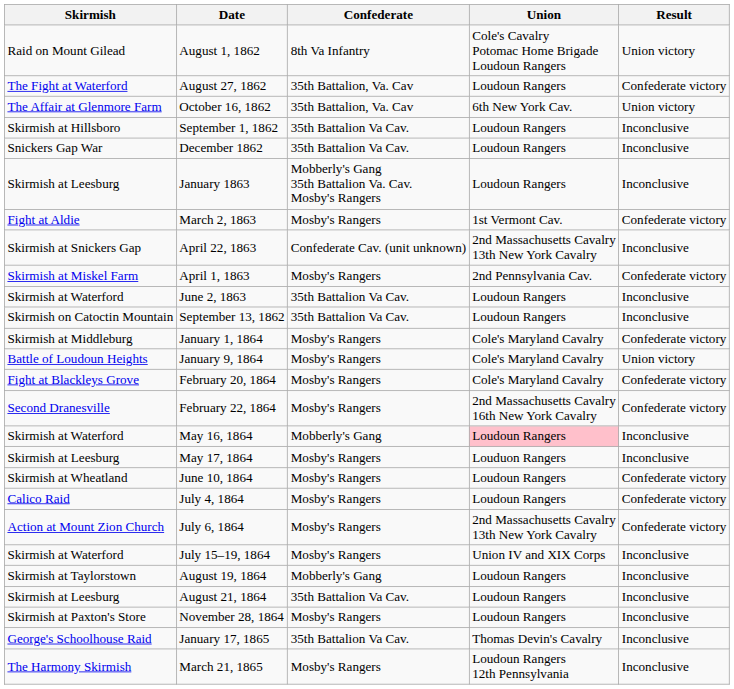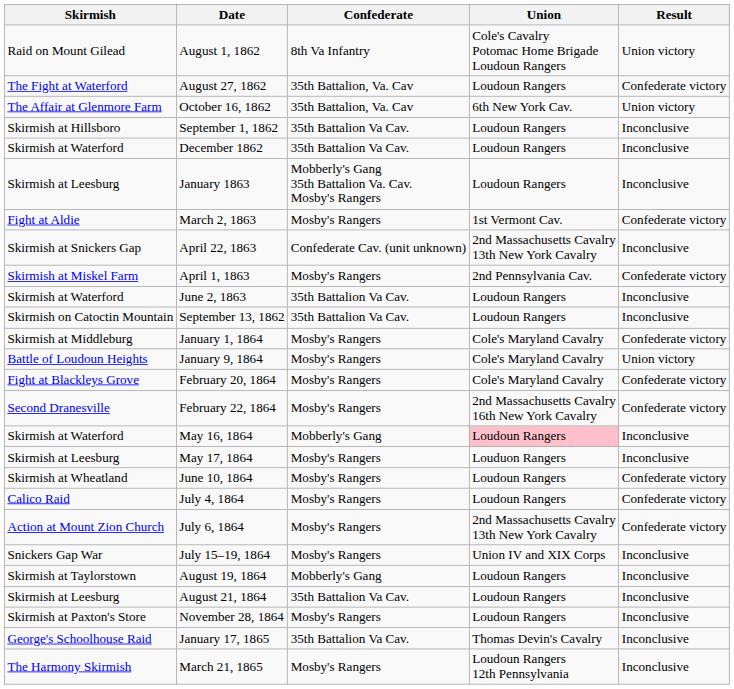(55, 148) Snickers Gap War -> (65, 148) Skirmish at Waterford
(65, 555) Skirmish at Waterford -> (55, 555) Snickers Gap War
